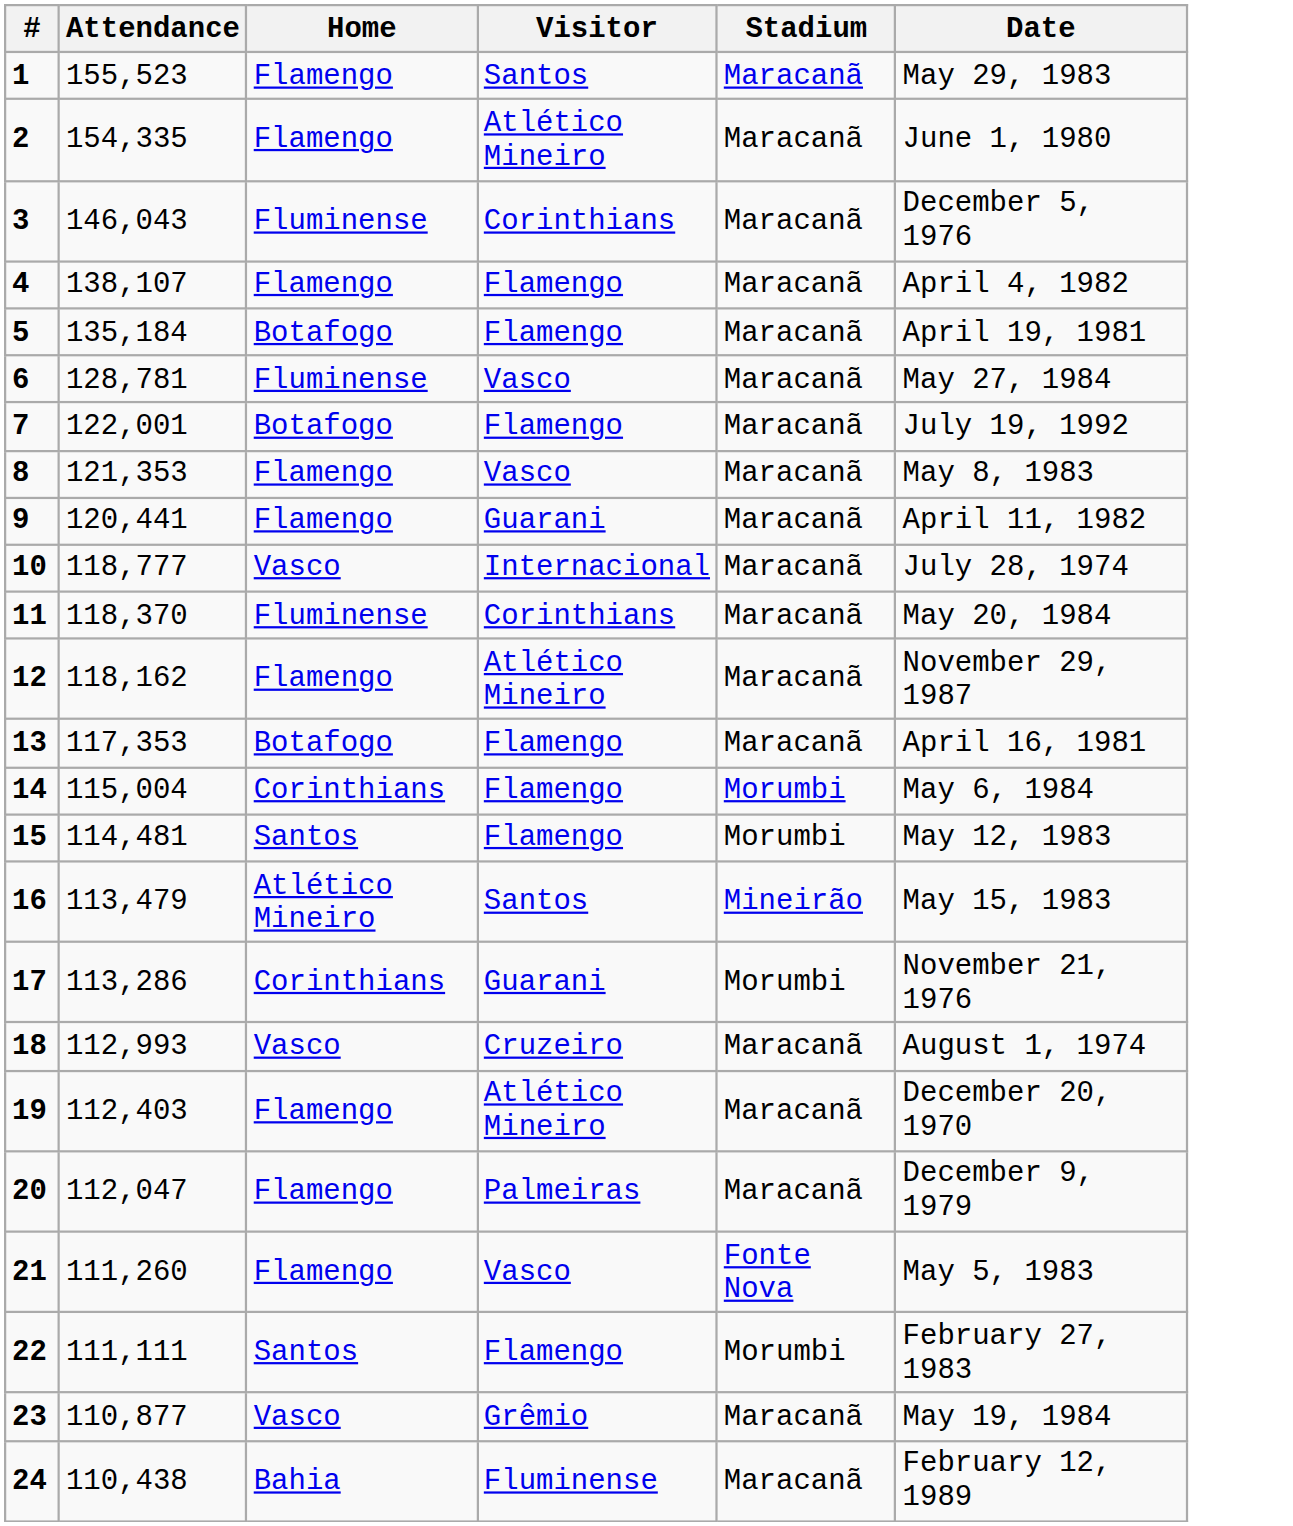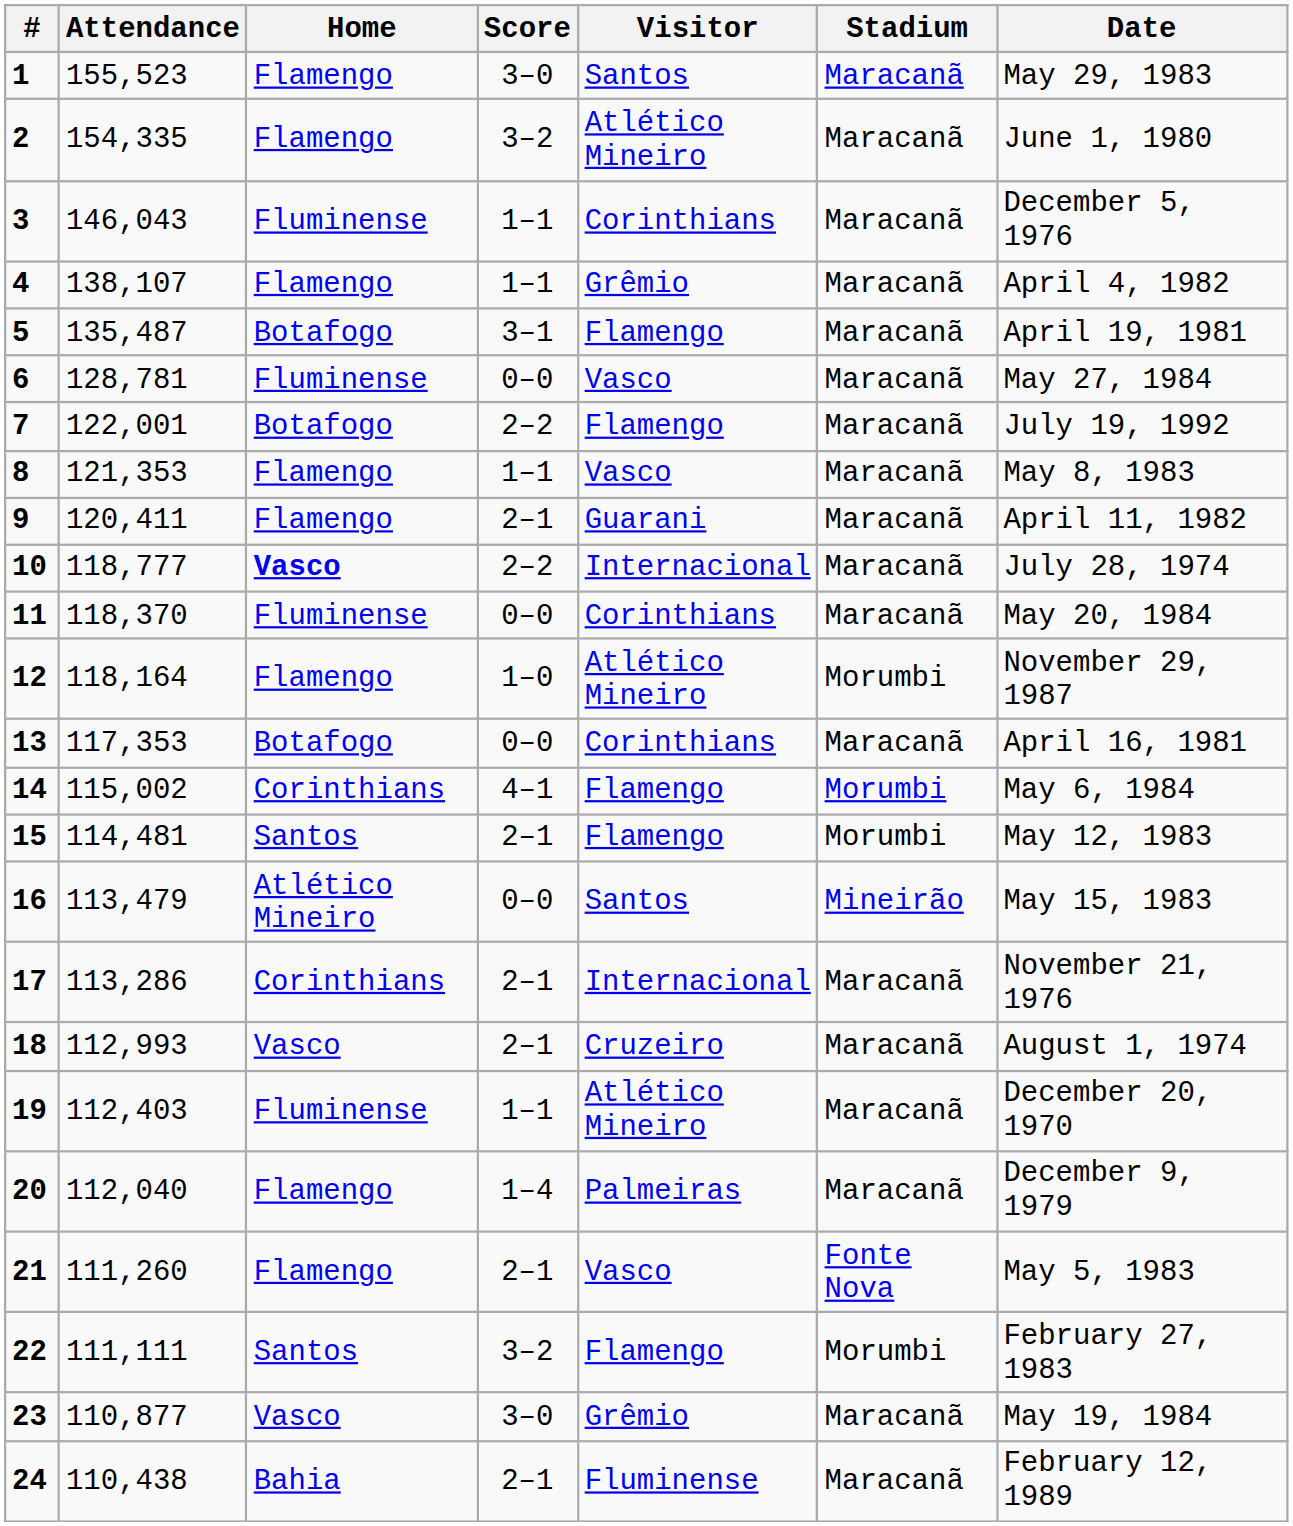+ column: (527, 29)
(553, 285) Flamengo -> (637, 285) Grêmio
(127, 332) 135,184 -> (127, 332) 135,487
(127, 521) 120,441 -> (127, 521) 120,411
(297, 568) normal -> (297, 568) bold
(127, 679) 118,162 -> (127, 679) 118,164
(793, 679) Maracanã -> (885, 679) Morumbi
(553, 743) Flamengo -> (680, 743) Corinthians
(127, 791) 115,004 -> (127, 791) 115,002
(545, 982) Guarani -> (698, 982) Internacional
(785, 982) Morumbi -> (894, 982) Maracanã
(323, 1110) Flamengo -> (341, 1110) Fluminense
(127, 1191) 112,047 -> (127, 1191) 112,040
